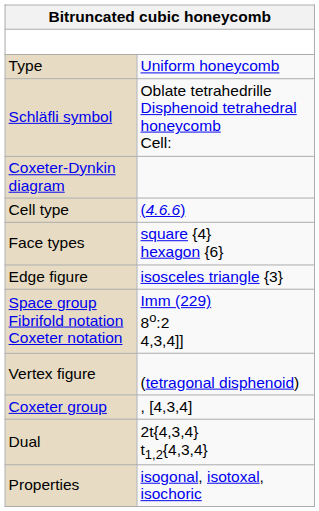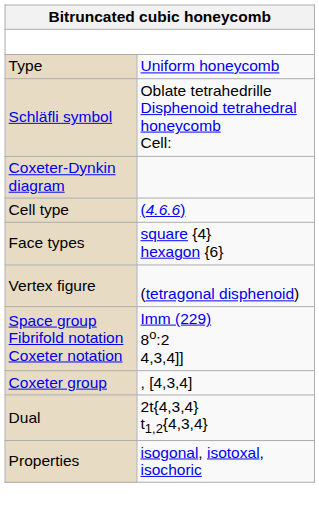- row: (48, 276)
rows swapped: (52, 373) <-> (66, 321)
